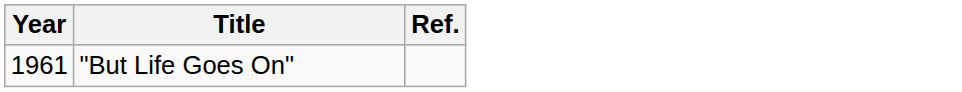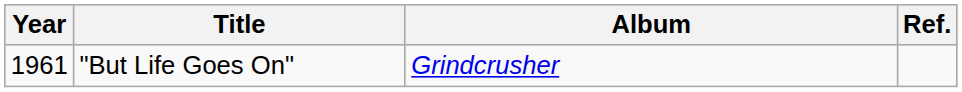+ column: (651, 24)
